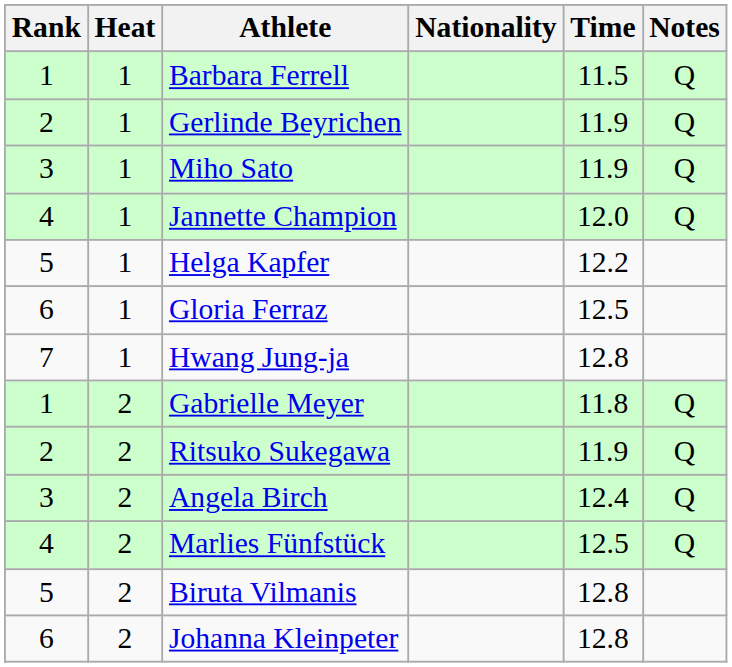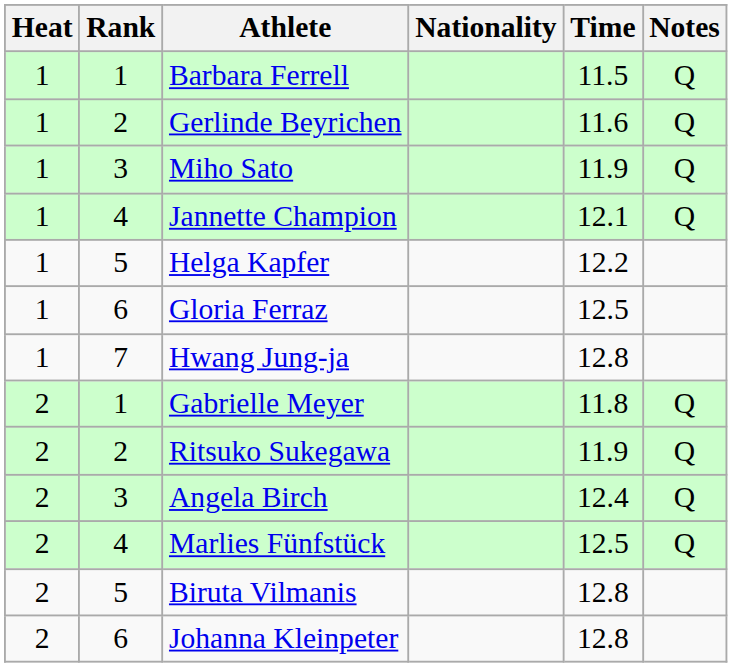columns swapped: (46, 27) <-> (125, 27)
(603, 121) 11.9 -> (603, 121) 11.6
(603, 215) 12.0 -> (603, 215) 12.1
